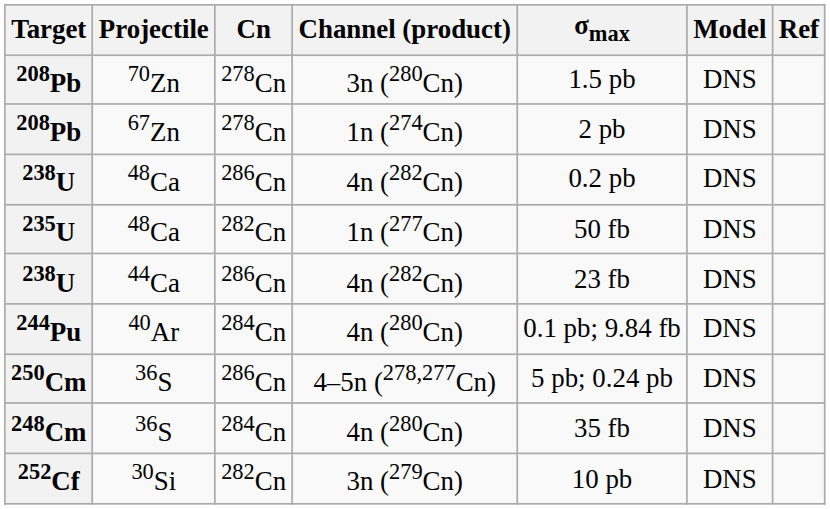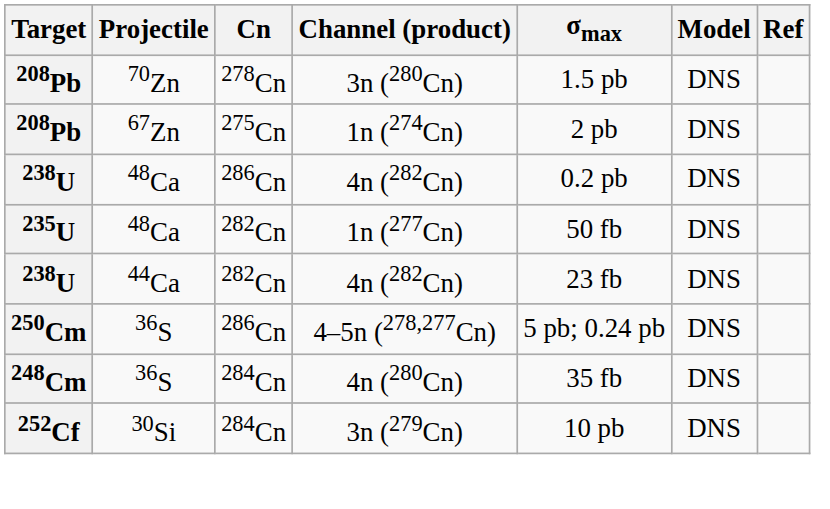(254, 129) 278Cn -> (254, 129) 275Cn
(254, 278) 286Cn -> (254, 278) 282Cn
- row: (49, 328)
(254, 478) 282Cn -> (254, 428) 284Cn
